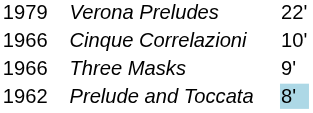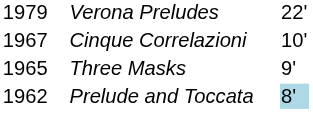(25, 40) 1966 -> (25, 40) 1967
(25, 68) 1966 -> (25, 68) 1965
